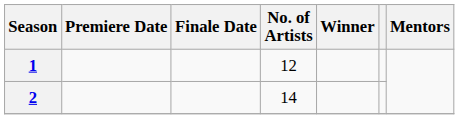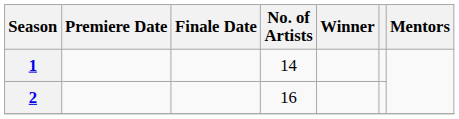(289, 65) 12 -> (289, 65) 14
(289, 97) 14 -> (289, 97) 16
